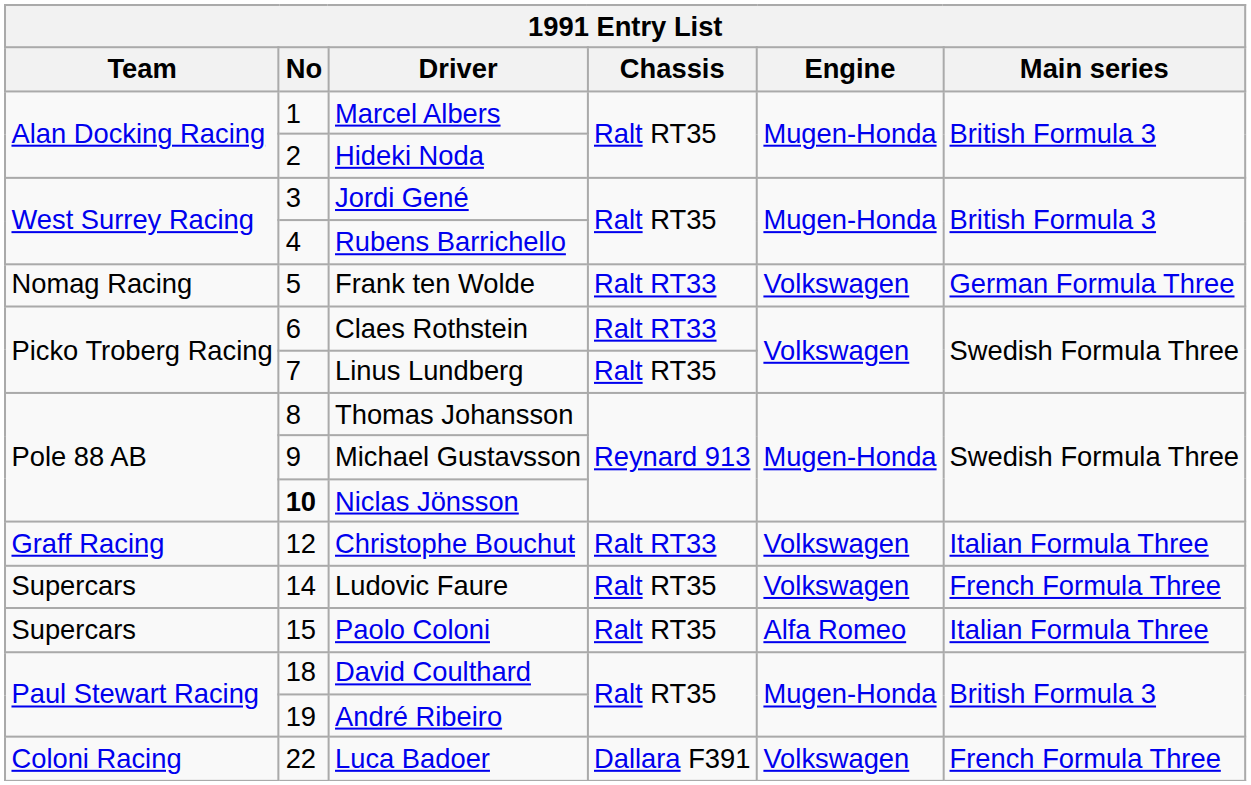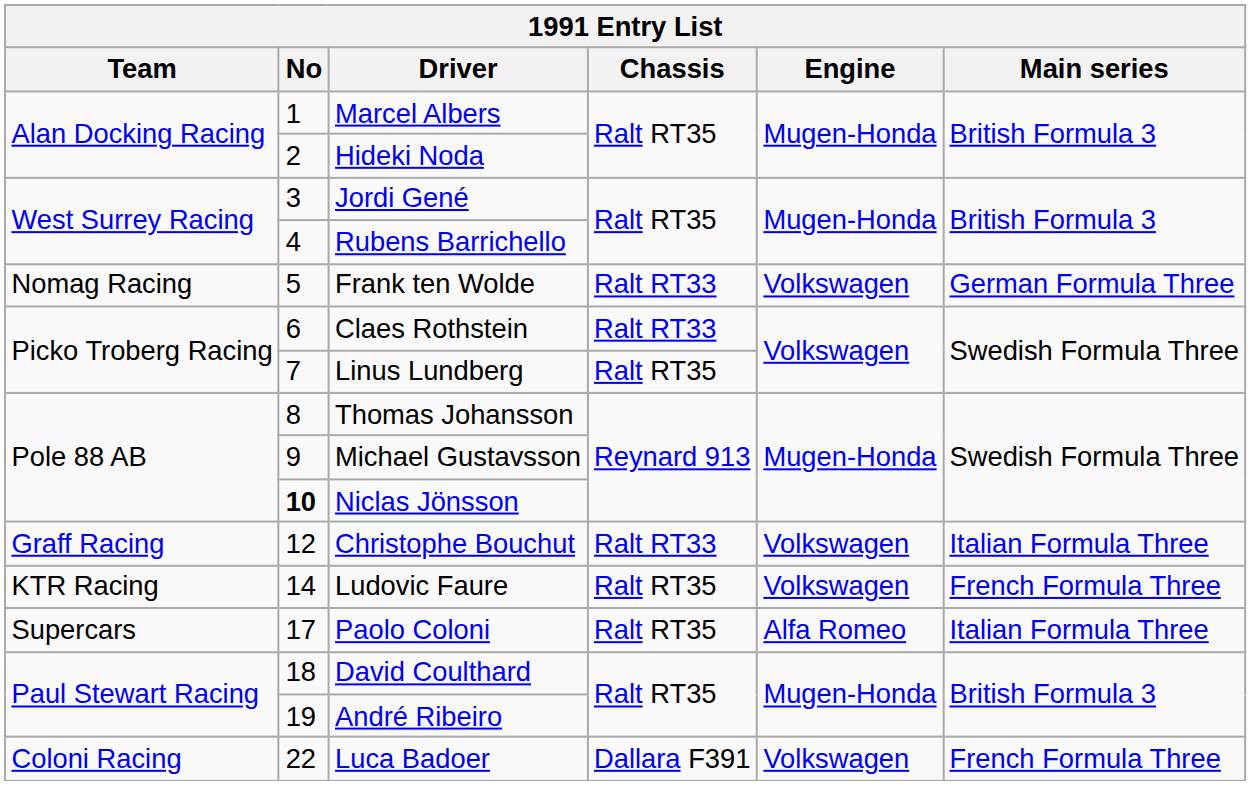(74, 586) Supercars -> (85, 586) KTR Racing
(301, 629) 15 -> (301, 629) 17
